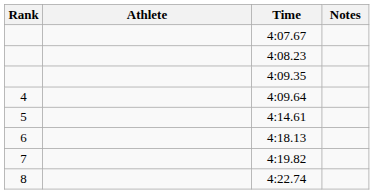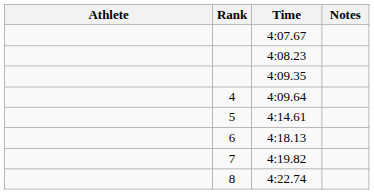columns swapped: (24, 14) <-> (147, 14)
